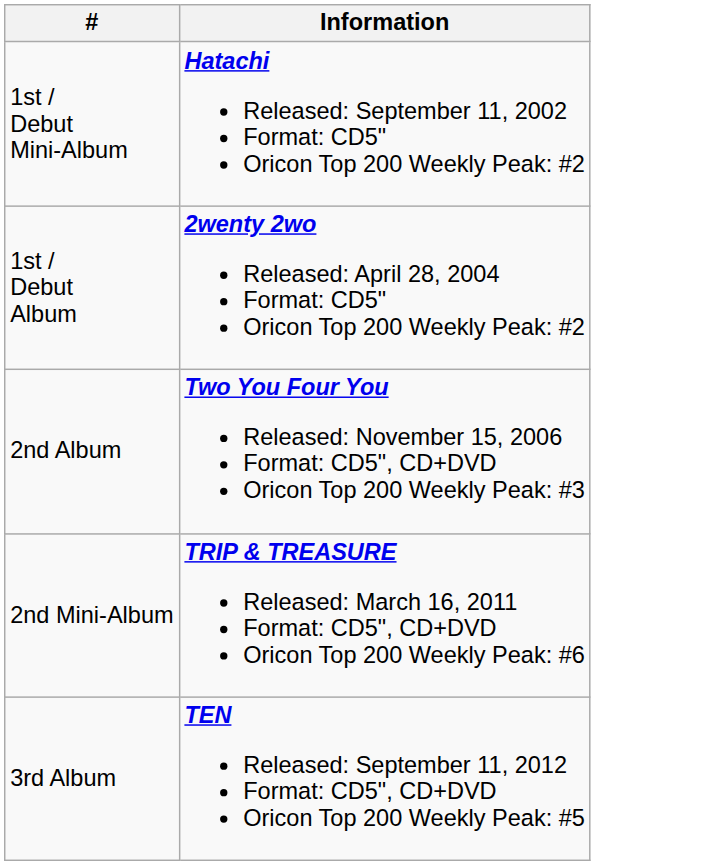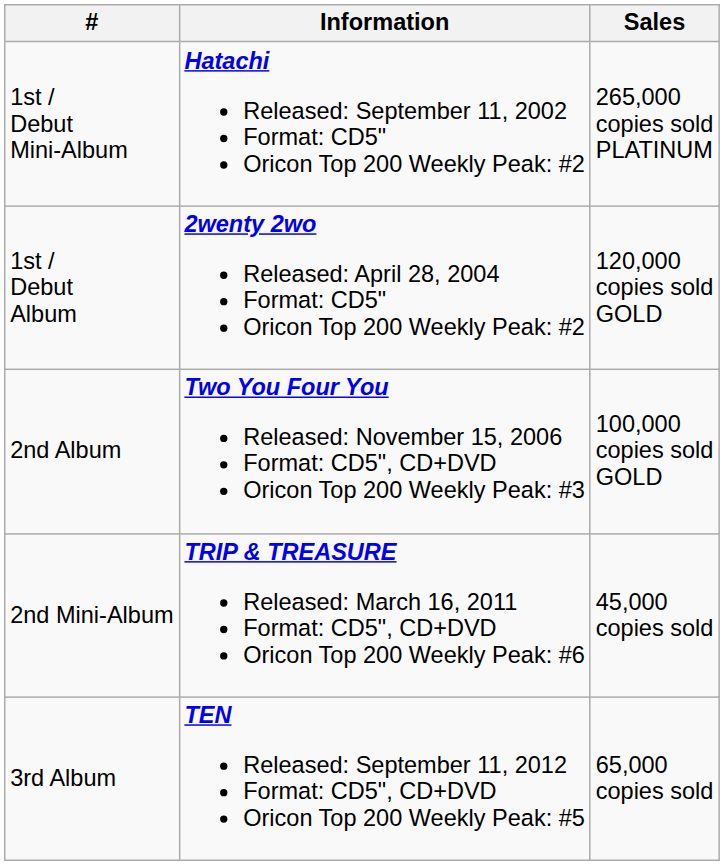+ column: (655, 23)
